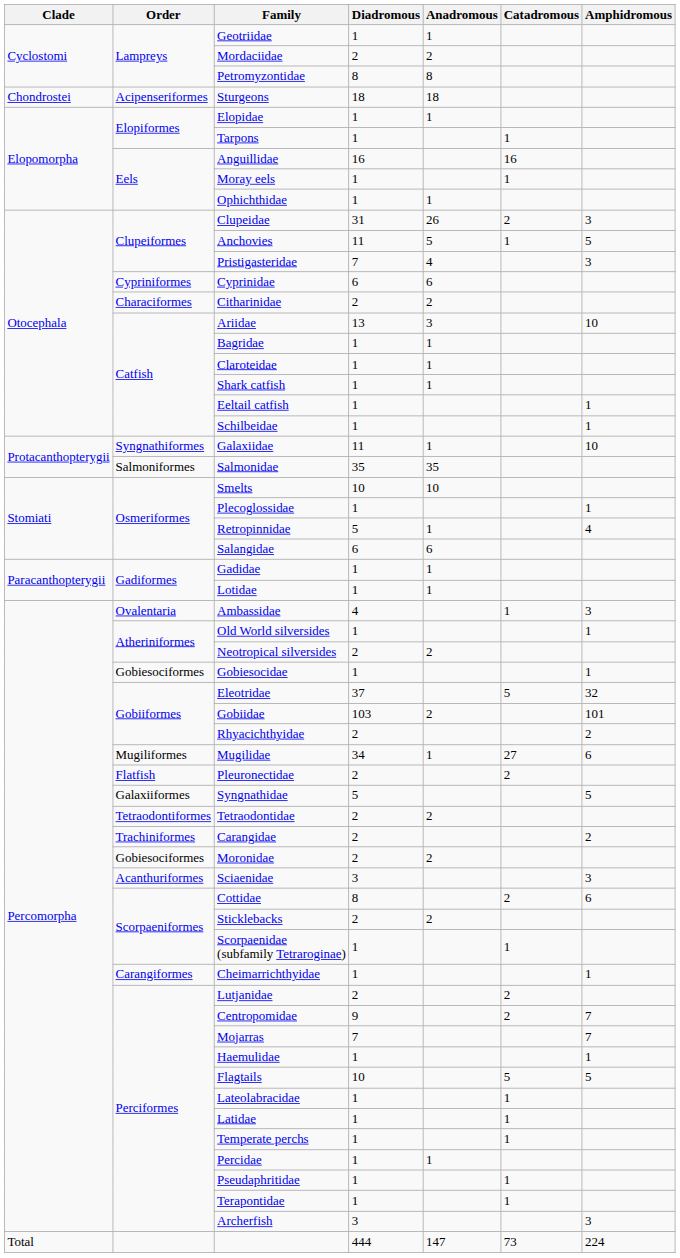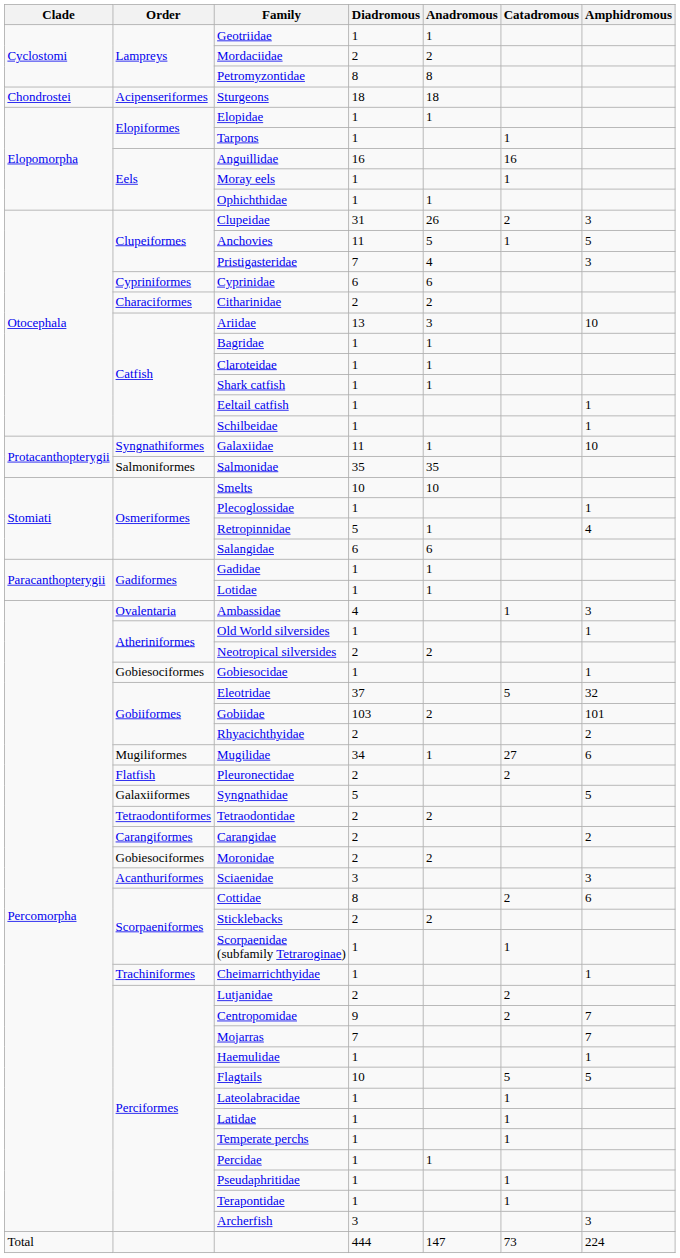(155, 836) Trachiniformes -> (154, 836) Carangiformes
(154, 974) Carangiformes -> (155, 974) Trachiniformes
